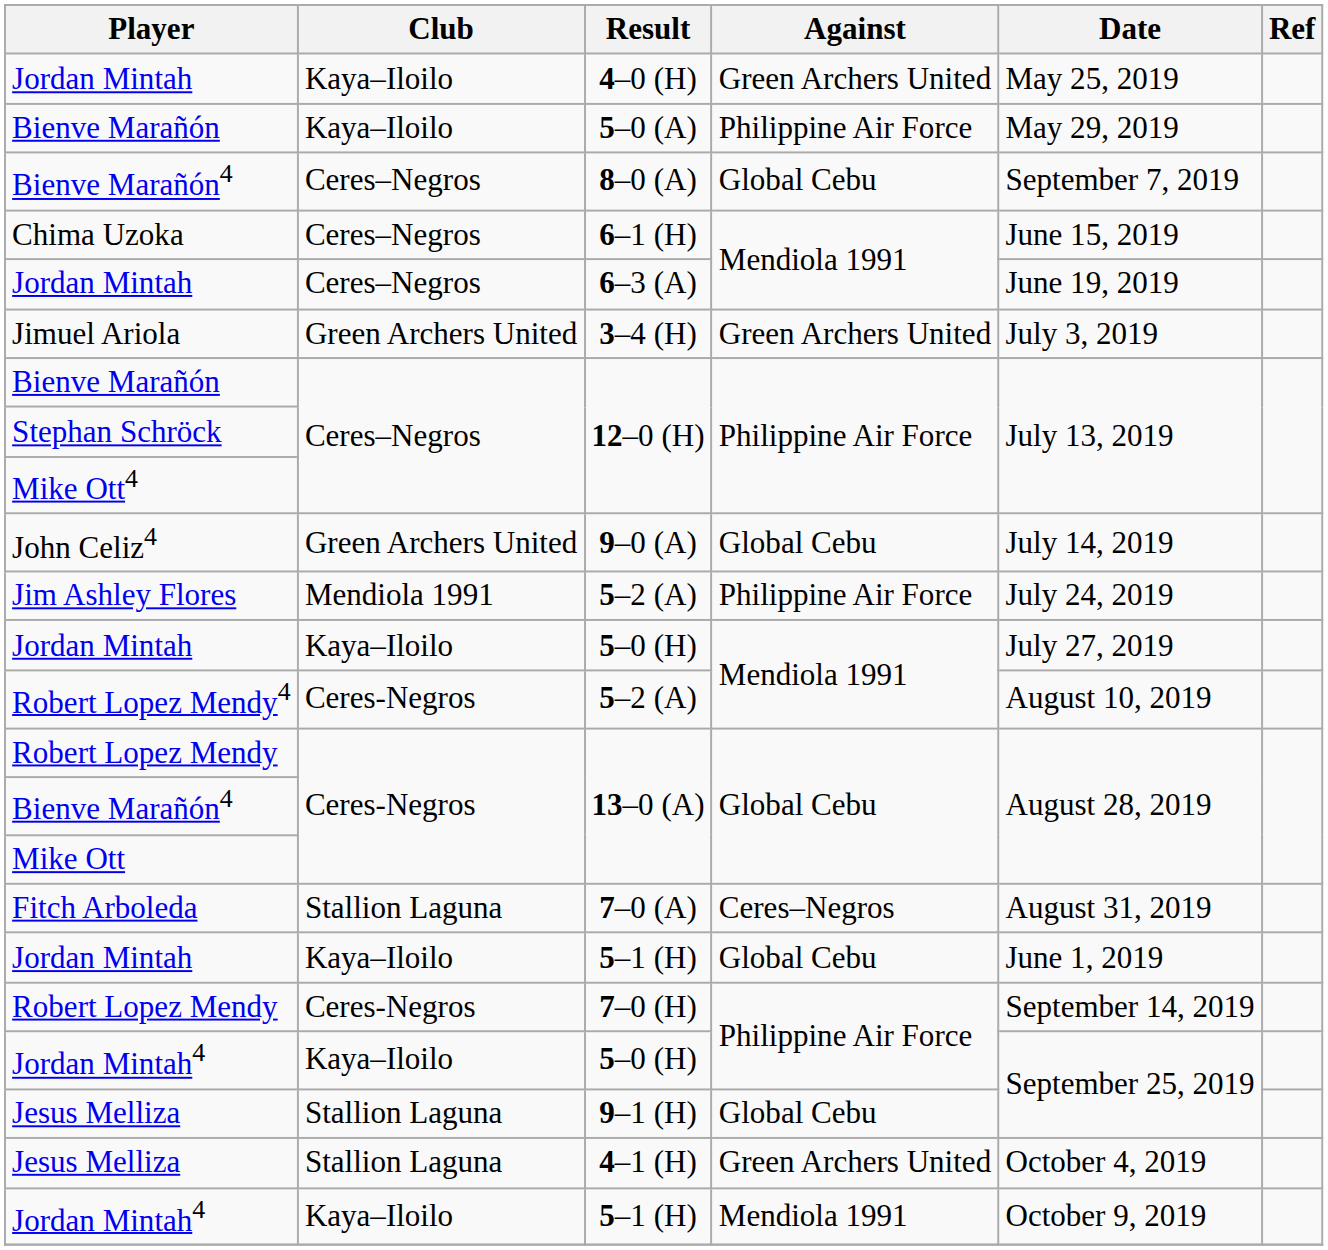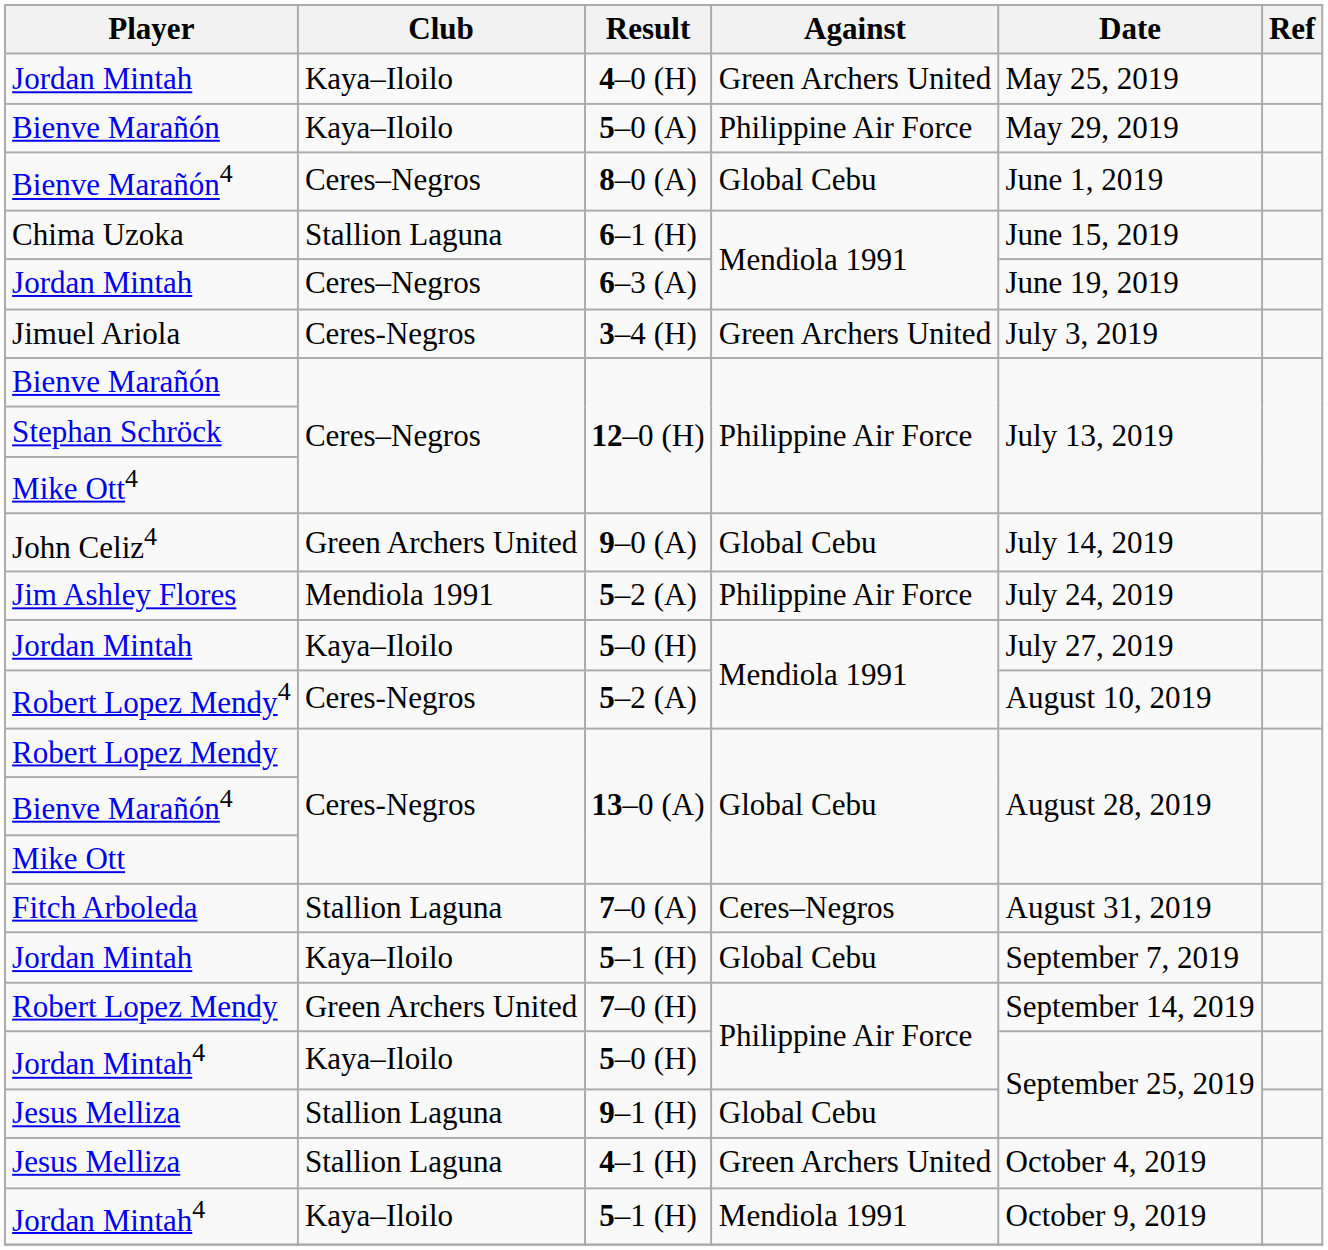(1122, 180) September 7, 2019 -> (1084, 180) June 1, 2019
(393, 234) Ceres–Negros -> (404, 234) Stallion Laguna
(441, 332) Green Archers United -> (390, 332) Ceres-Negros
(1084, 957) June 1, 2019 -> (1122, 957) September 7, 2019
(390, 1006) Ceres-Negros -> (441, 1006) Green Archers United
